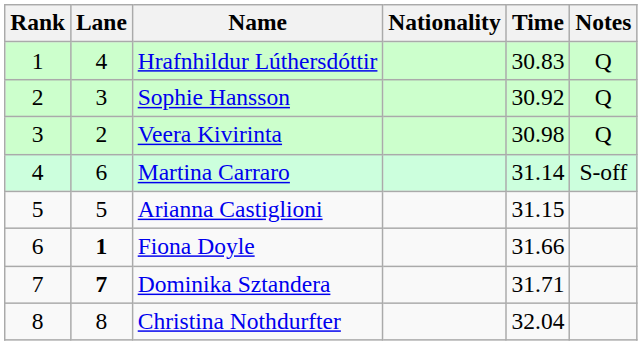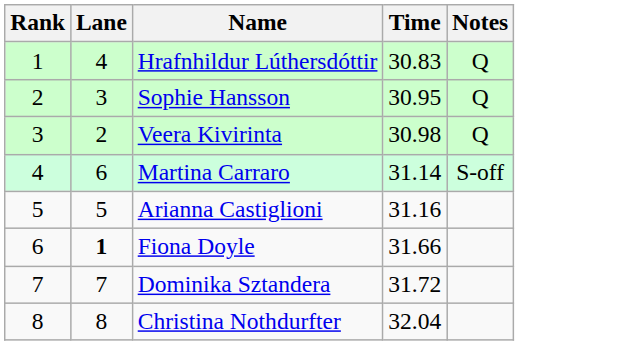- column: (444, 23)
(538, 97) 30.92 -> (415, 97) 30.95
(538, 209) 31.15 -> (415, 209) 31.16
(101, 284) bold -> (101, 284) normal
(538, 284) 31.71 -> (415, 284) 31.72
